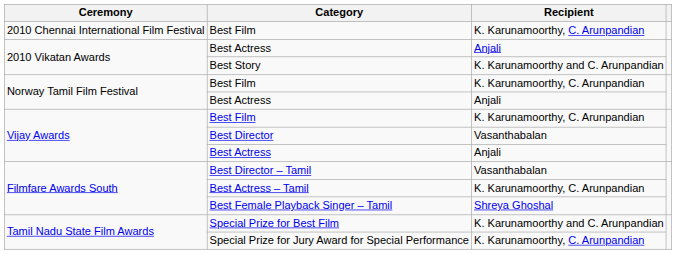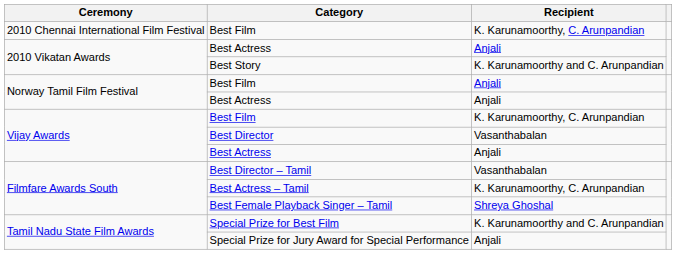(559, 83) K. Karunamoorthy, C. Arunpandian -> (488, 83) Anjali
(559, 240) K. Karunamoorthy, C. Arunpandian -> (488, 240) Anjali
